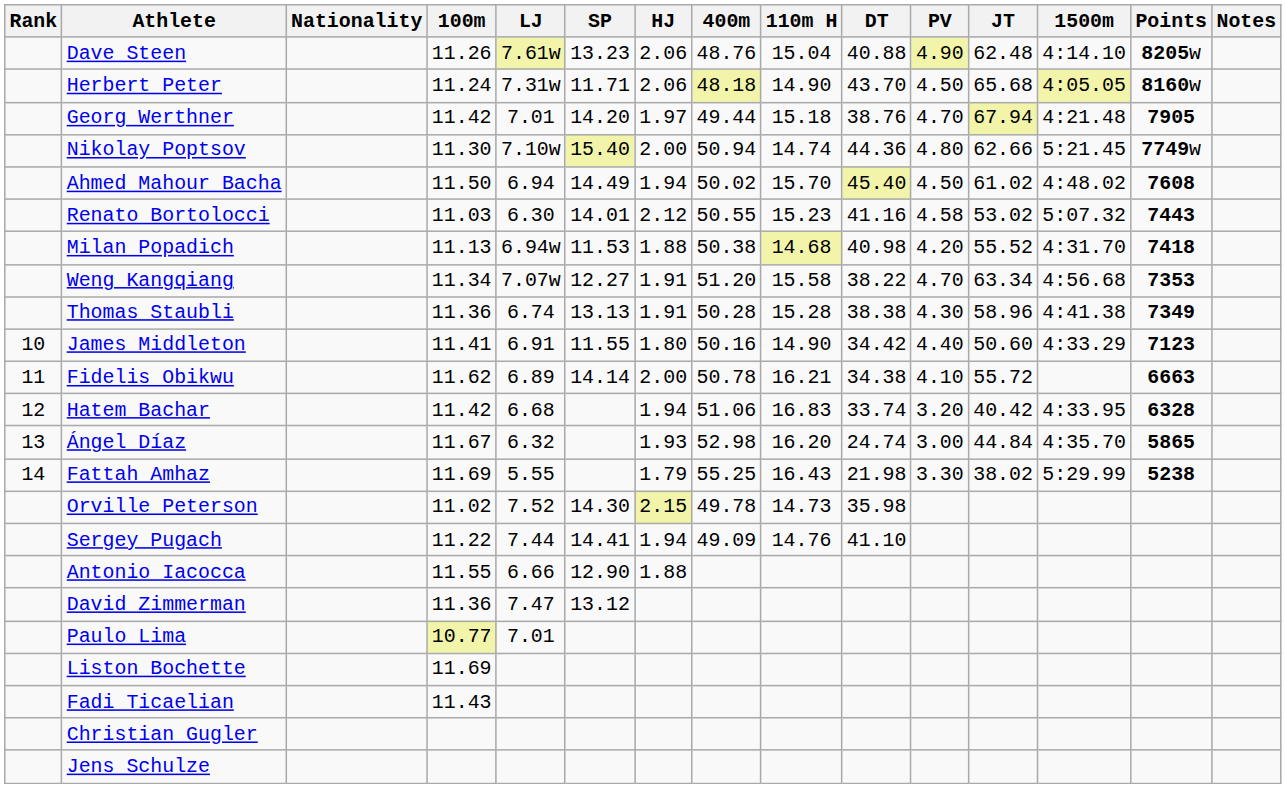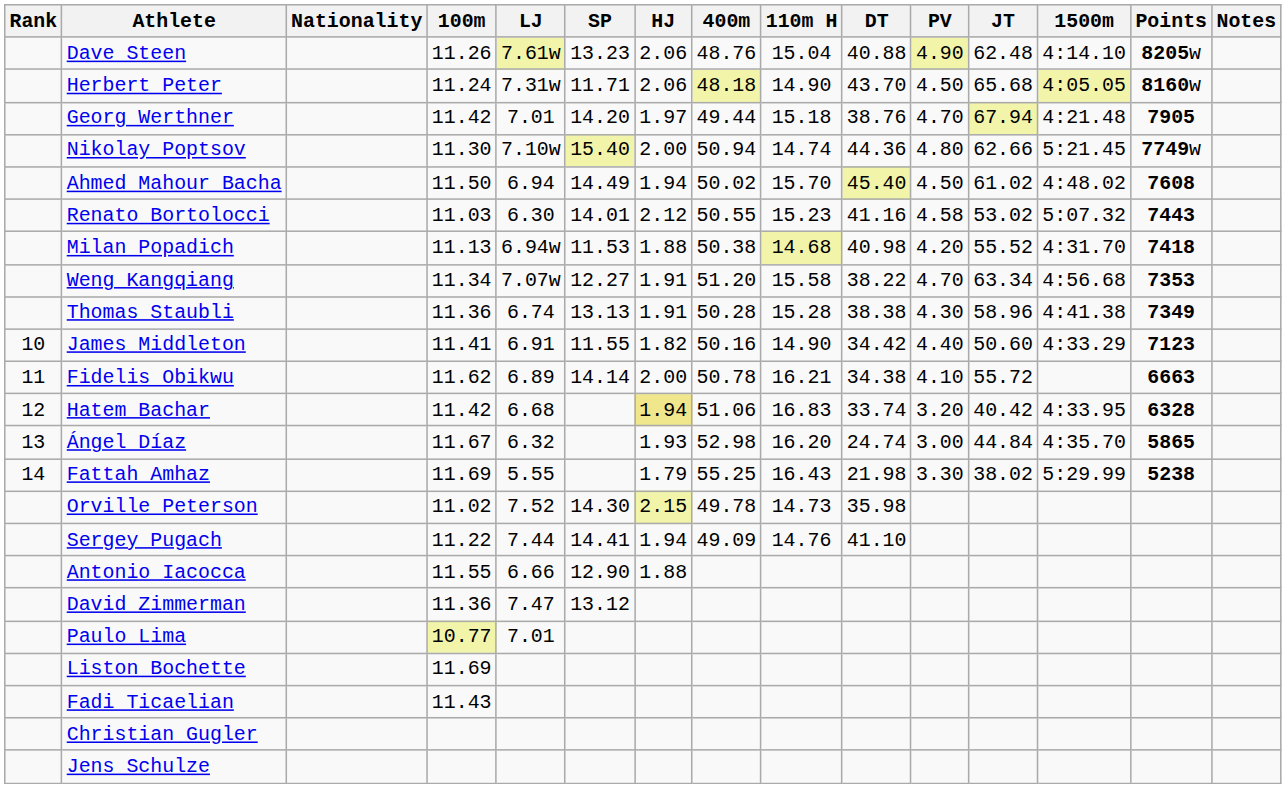(663, 345) 1.80 -> (663, 345) 1.82
(663, 410) no background -> (663, 410) khaki background
